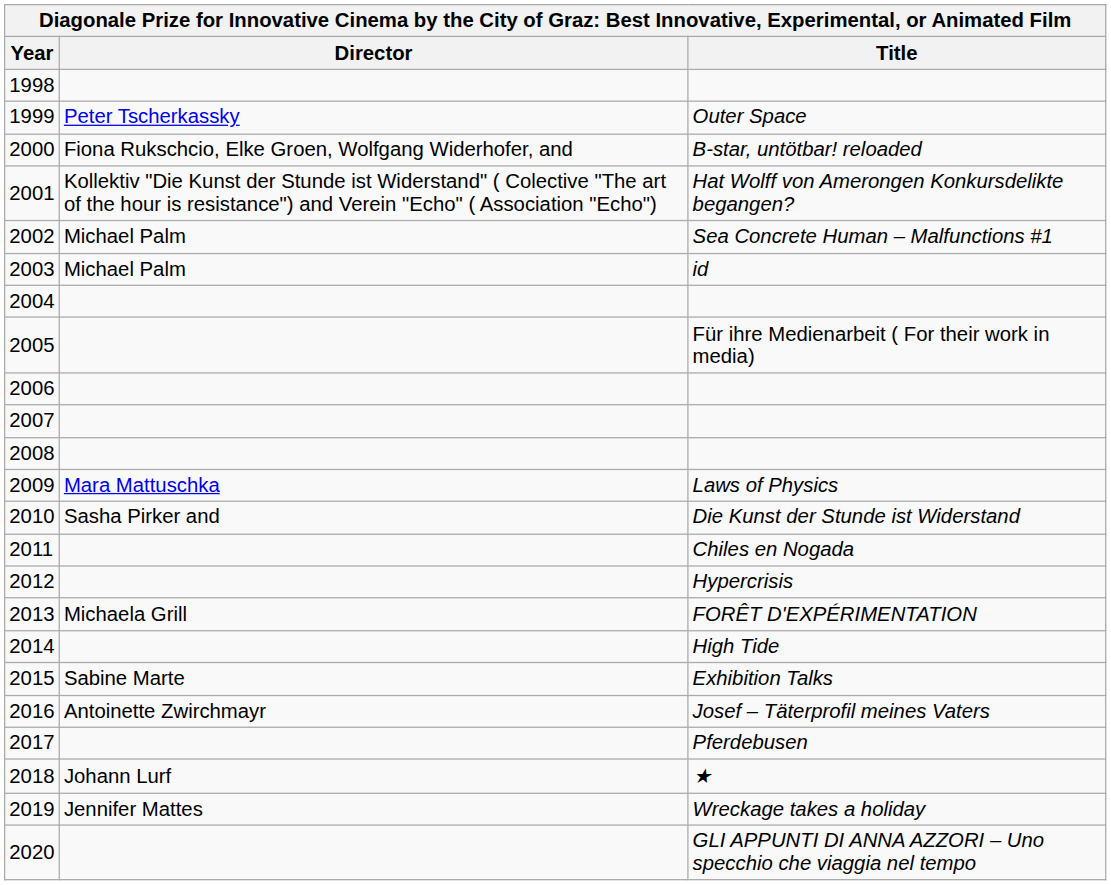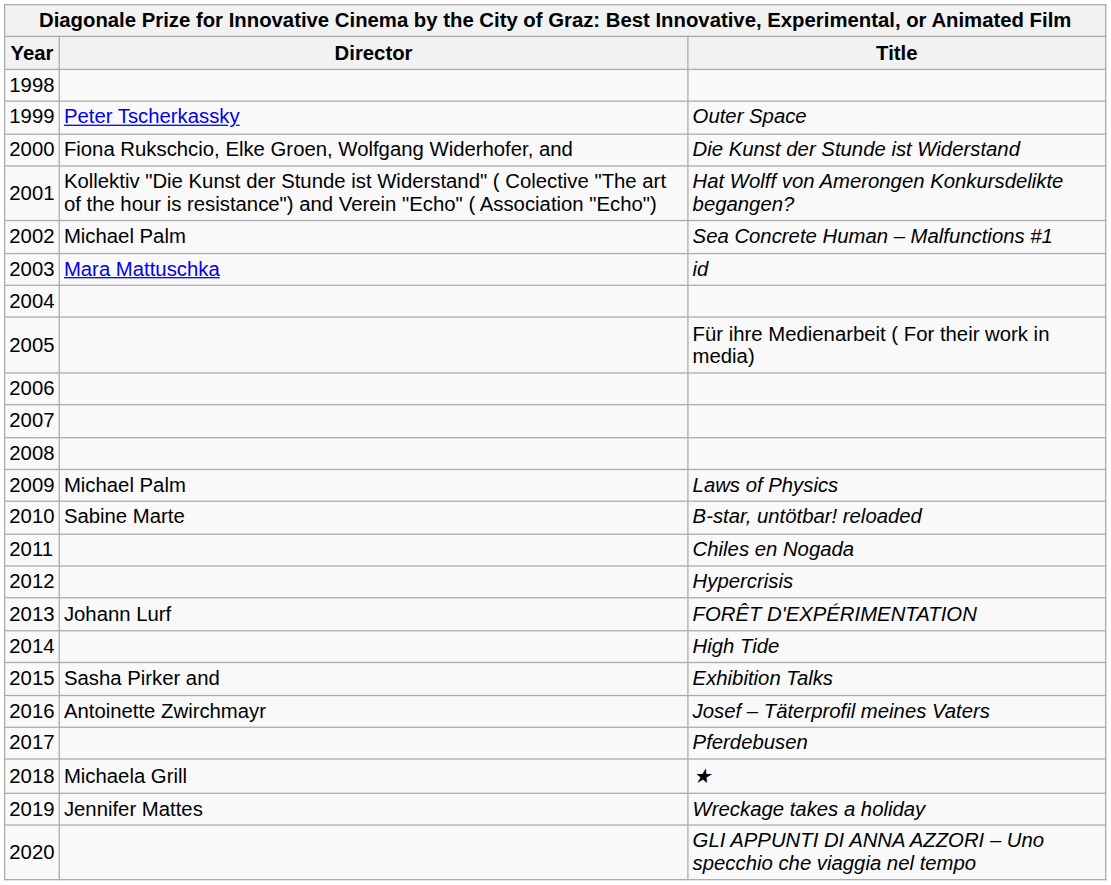(807, 149) B-star, untötbar! reloaded -> (856, 149) Die Kunst der Stunde ist Widerstand
(125, 269) Michael Palm -> (142, 269) Mara Mattuschka
(142, 485) Mara Mattuschka -> (125, 485) Michael Palm
(142, 517) Sasha Pirker and -> (124, 517) Sabine Marte
(856, 517) Die Kunst der Stunde ist Widerstand -> (807, 517) B-star, untötbar! reloaded
(125, 614) Michaela Grill -> (118, 614) Johann Lurf
(124, 678) Sabine Marte -> (142, 678) Sasha Pirker and
(118, 775) Johann Lurf -> (125, 775) Michaela Grill
